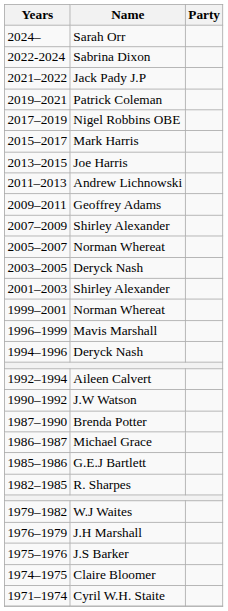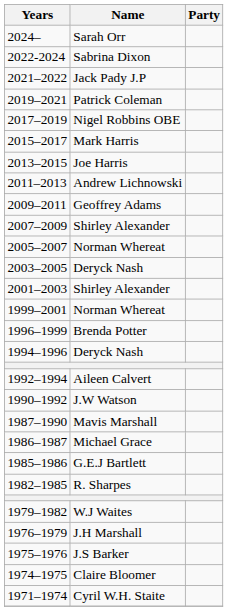(115, 330) Mavis Marshall -> (110, 330) Brenda Potter
(110, 421) Brenda Potter -> (115, 421) Mavis Marshall
